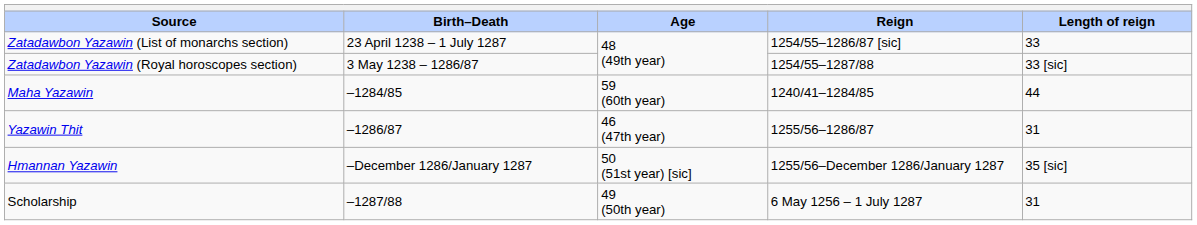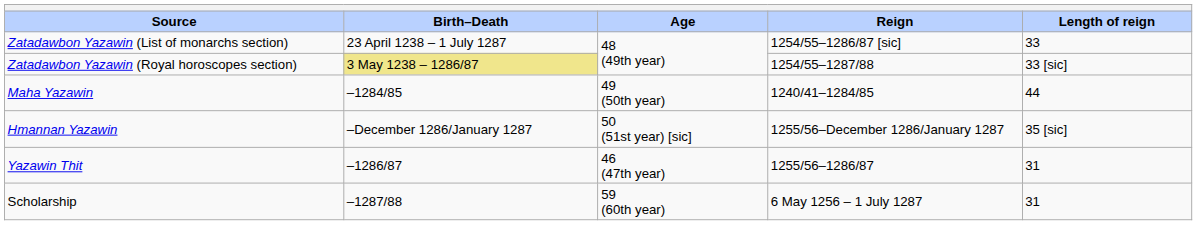(413, 64) no background -> (413, 64) khaki background
(633, 93) 59 (60th year) -> (633, 93) 49 (50th year)
rows swapped: (45, 129) <-> (63, 165)
(633, 202) 49 (50th year) -> (633, 202) 59 (60th year)
